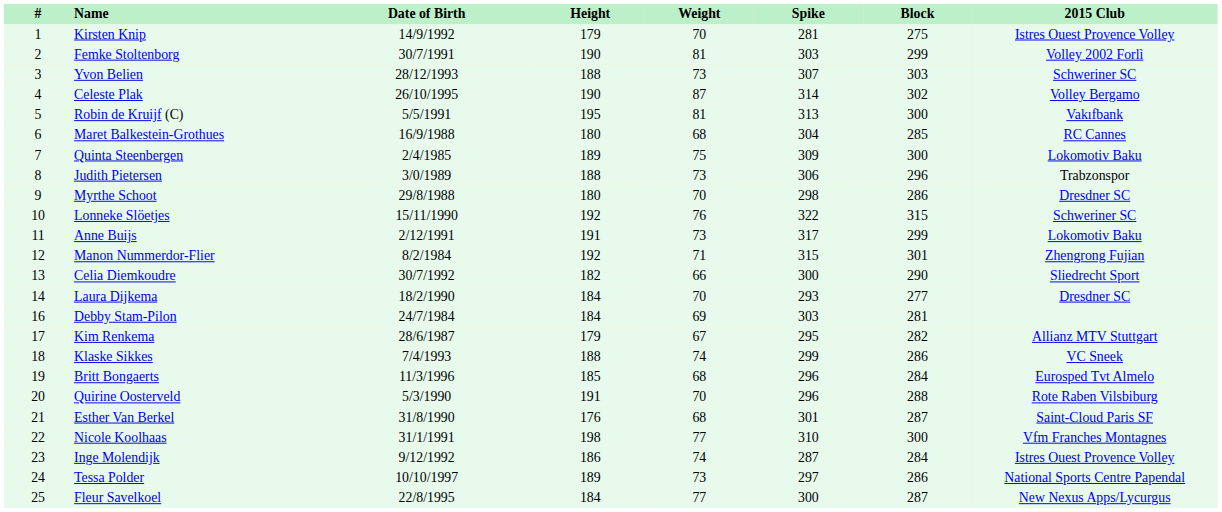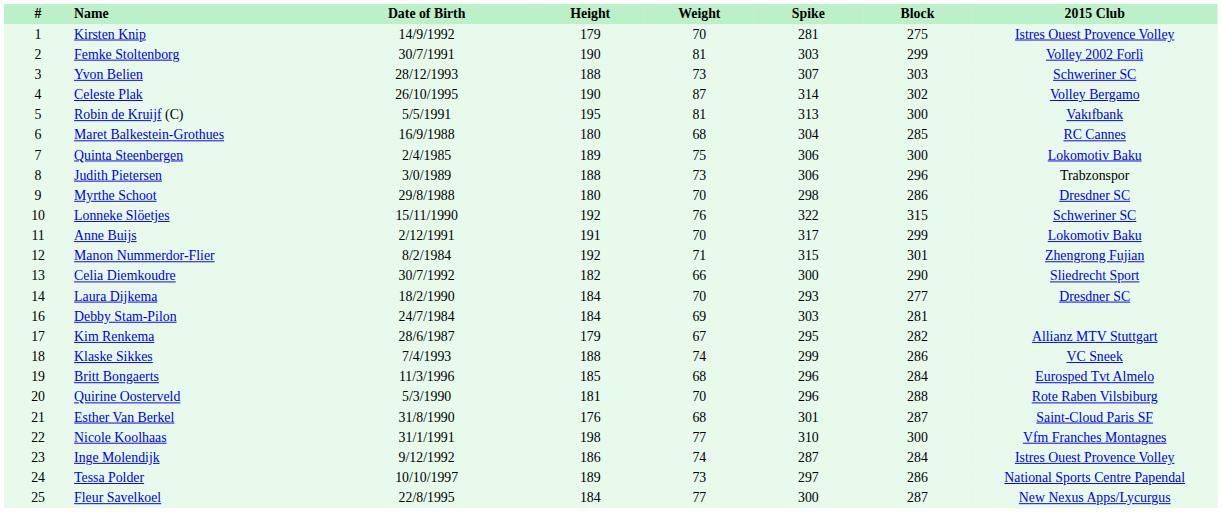(808, 155) 309 -> (808, 155) 306
(699, 235) 73 -> (699, 235) 70
(590, 397) 191 -> (590, 397) 181
